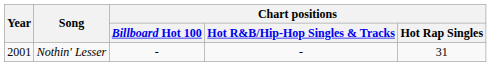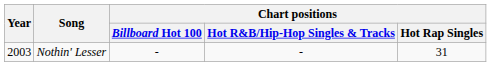(19, 52) 2001 -> (19, 52) 2003
